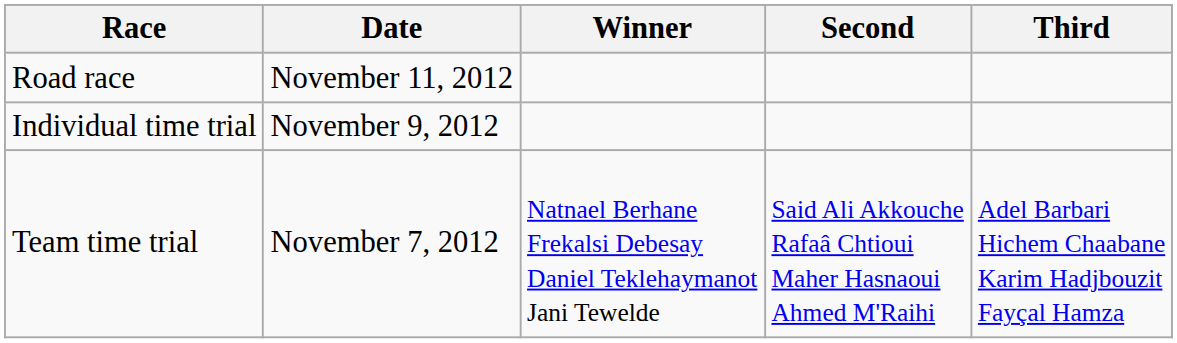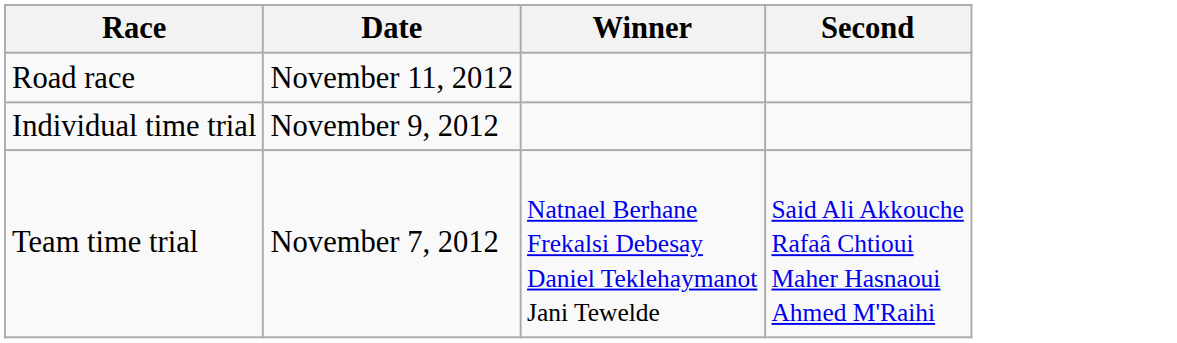- column: (1072, 28)
